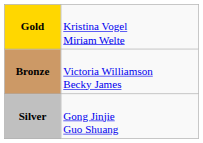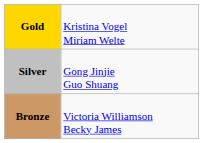rows swapped: (33, 115) <-> (33, 71)
